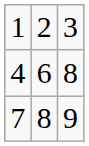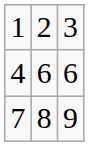(71, 72) 8 -> (71, 72) 6
